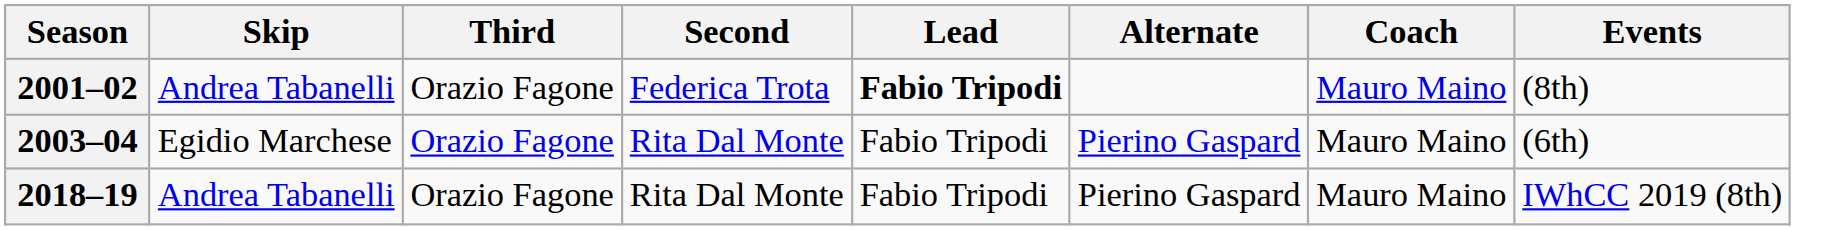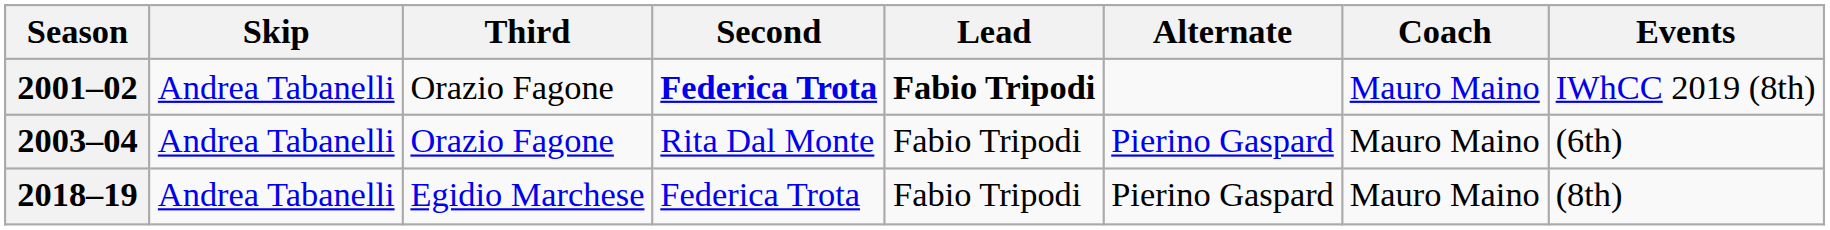(730, 86) normal -> (769, 86) bold
(1556, 86) (8th) -> (1686, 86) IWhCC 2019 (8th)
(275, 140) Egidio Marchese -> (276, 140) Andrea Tabanelli
(512, 195) Orazio Fagone -> (527, 195) Egidio Marchese
(737, 195) Rita Dal Monte -> (760, 195) Federica Trota
(1652, 195) IWhCC 2019 (8th) -> (1589, 195) (8th)
